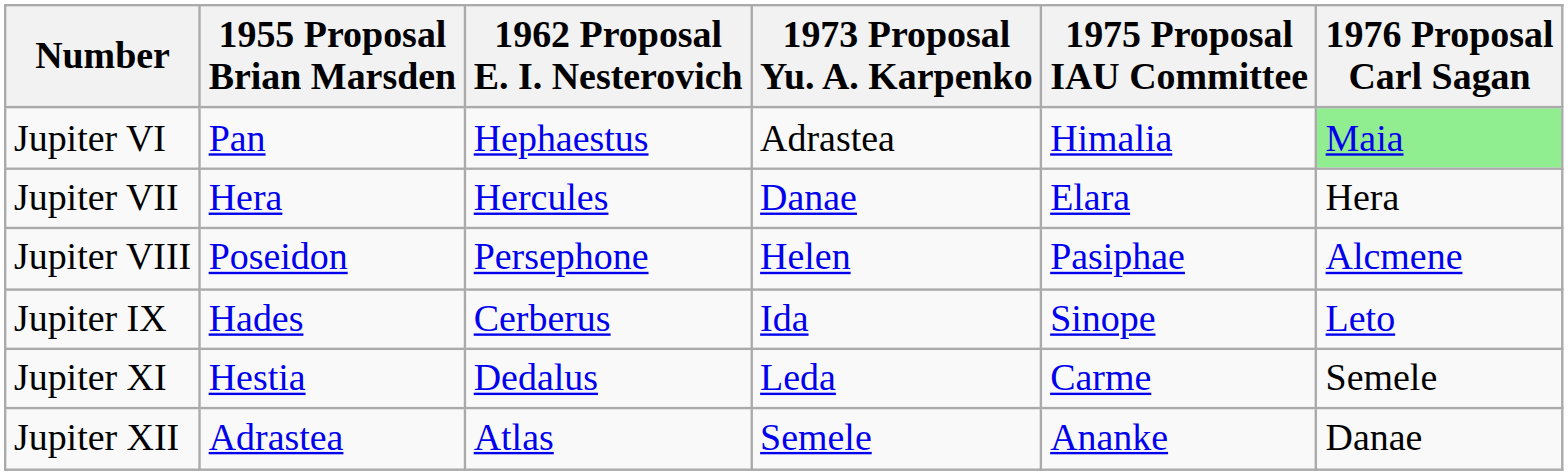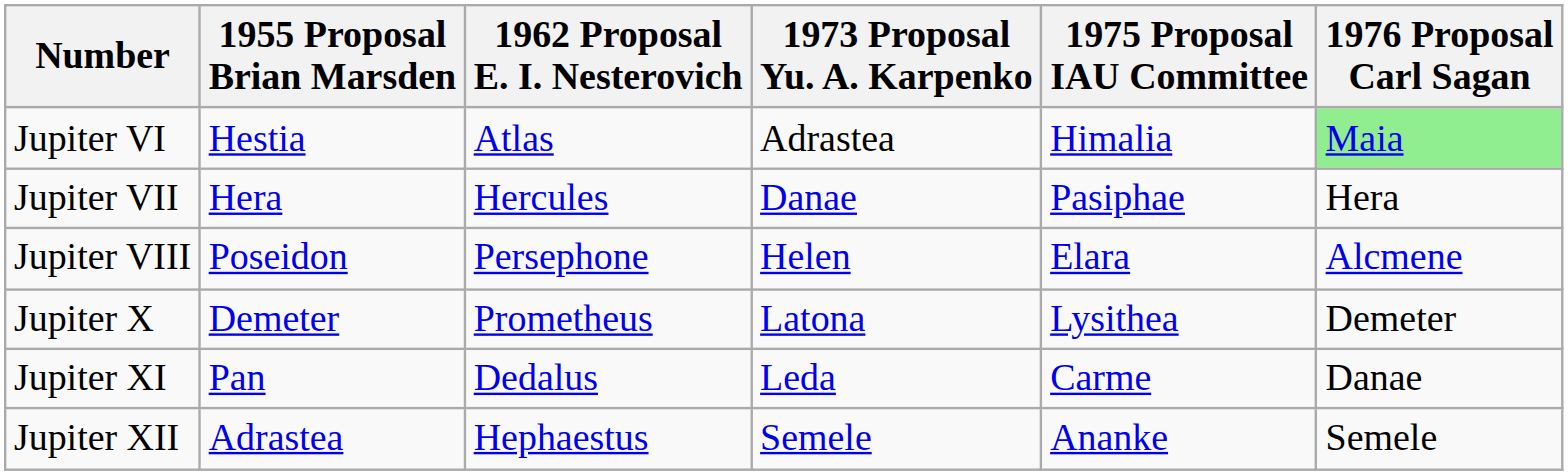(237, 137) Pan -> (257, 137) Hestia
(561, 137) Hephaestus -> (514, 137) Atlas
(1090, 197) Elara -> (1118, 197) Pasiphae
(1118, 257) Pasiphae -> (1090, 257) Elara
- row: (90, 317)
+ row: (84, 317)
(257, 377) Hestia -> (237, 377) Pan
(1381, 377) Semele -> (1374, 377) Danae
(514, 438) Atlas -> (561, 438) Hephaestus
(1374, 438) Danae -> (1381, 438) Semele
